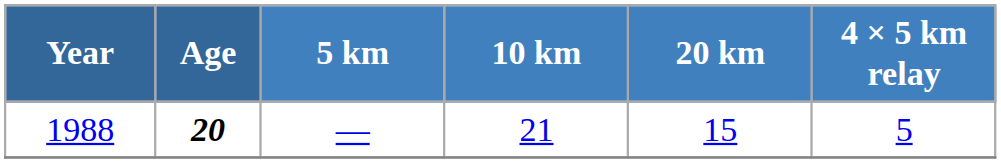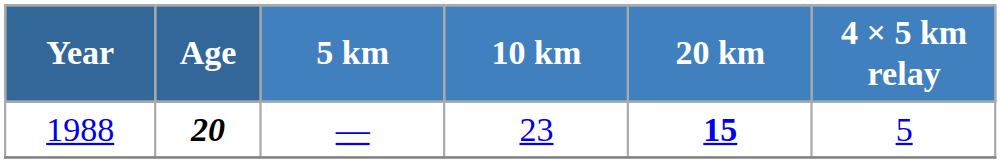(536, 129) 21 -> (536, 129) 23
(720, 129) normal -> (720, 129) bold
